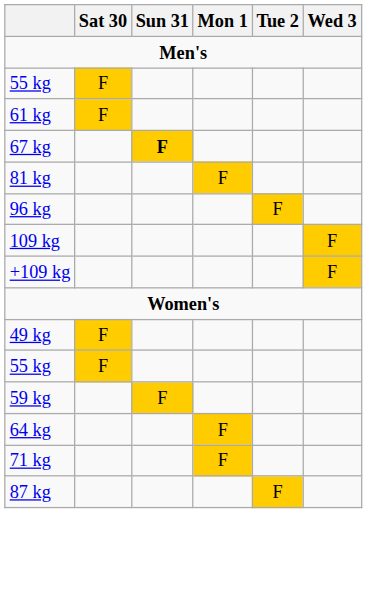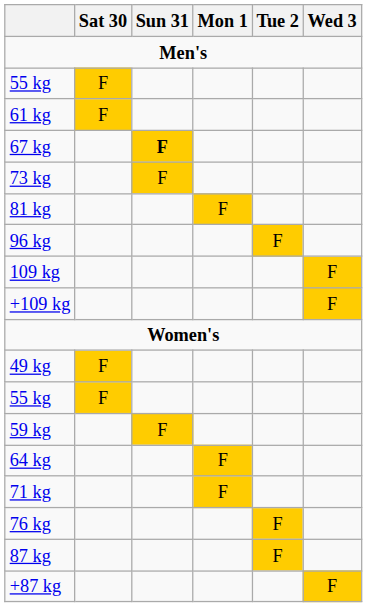+ row: (30, 178)
+ row: (30, 523)
+ row: (35, 586)
